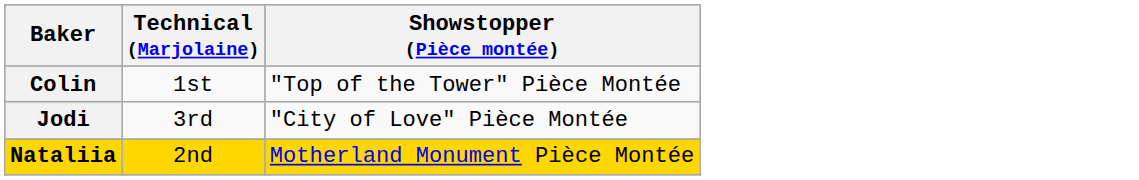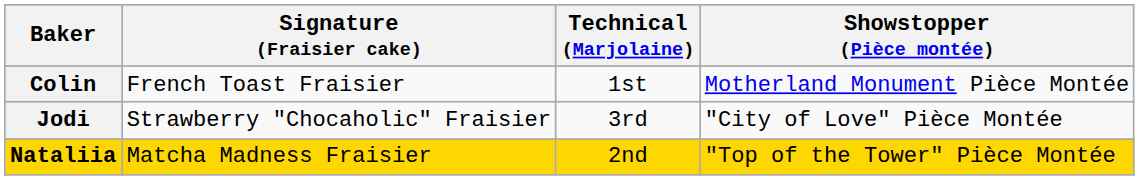+ column: (339, 35)
(475, 84) "Top of the Tower" Pièce Montée -> (917, 84) Motherland Monument Pièce Montée
(482, 156) Motherland Monument Pièce Montée -> (910, 156) "Top of the Tower" Pièce Montée
